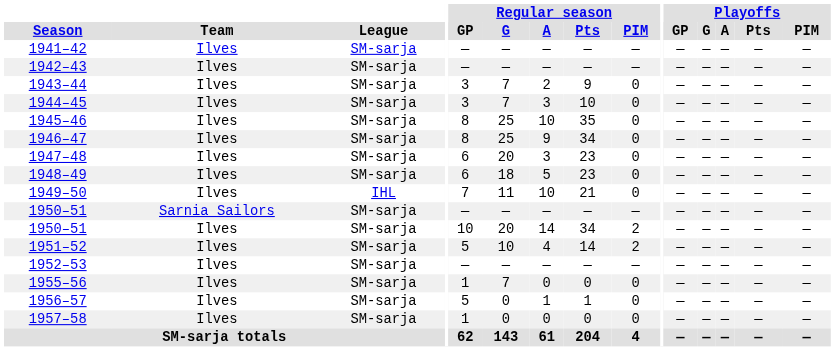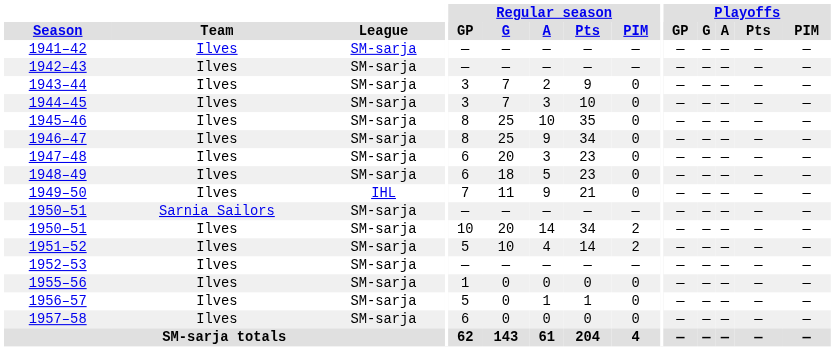(547, 193) 10 -> (547, 193) 9
(506, 283) 7 -> (506, 283) 0
(465, 319) 1 -> (465, 319) 6
